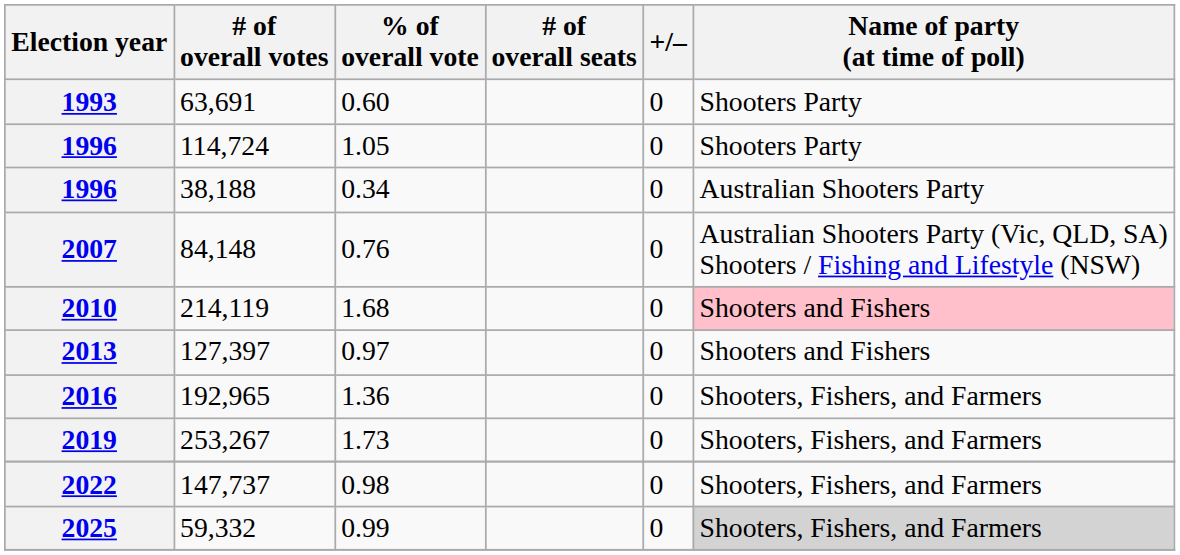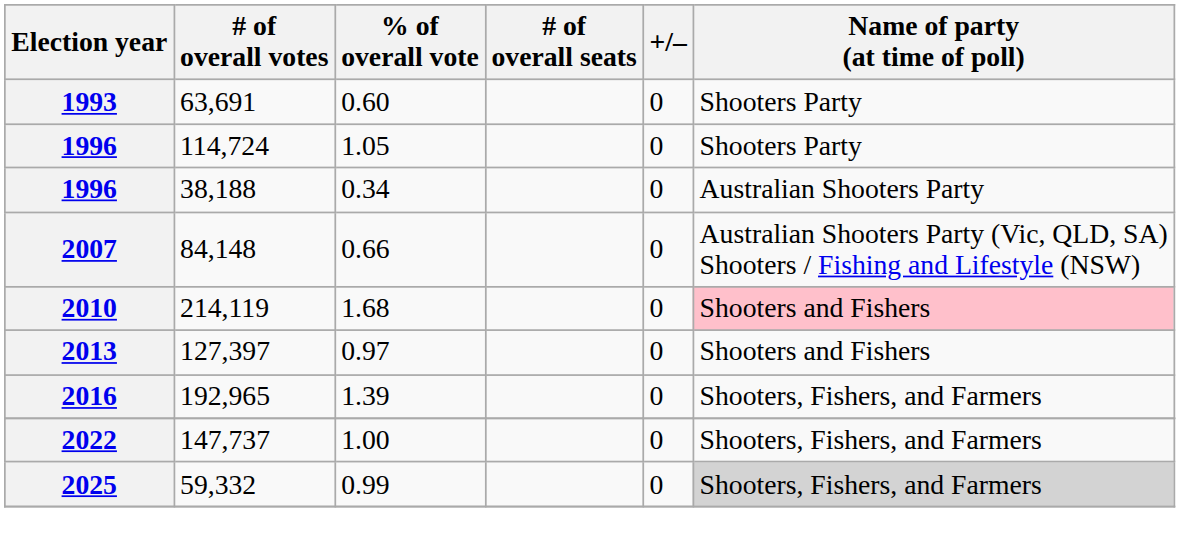(365, 248) 0.76 -> (365, 248) 0.66
(365, 396) 1.36 -> (365, 396) 1.39
- row: (89, 439)
(365, 483) 0.98 -> (365, 439) 1.00
